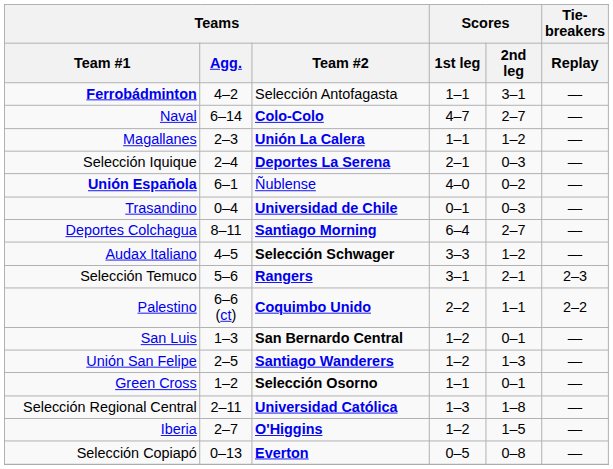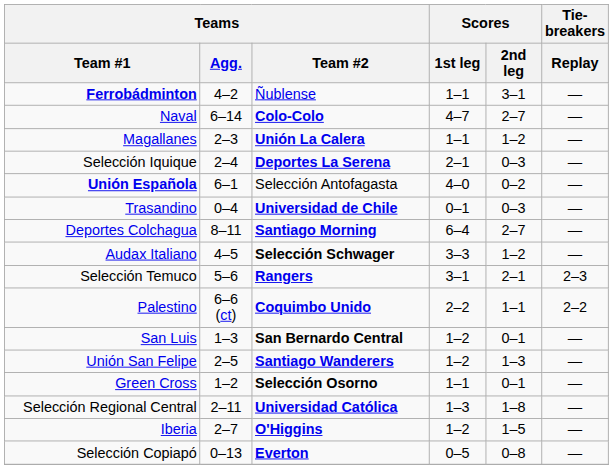(326, 93) Selección Antofagasta -> (285, 93) Ñublense
(285, 185) Ñublense -> (326, 185) Selección Antofagasta
